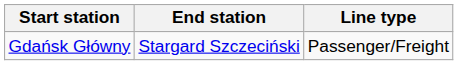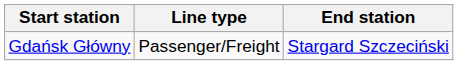columns swapped: (219, 18) <-> (378, 18)
